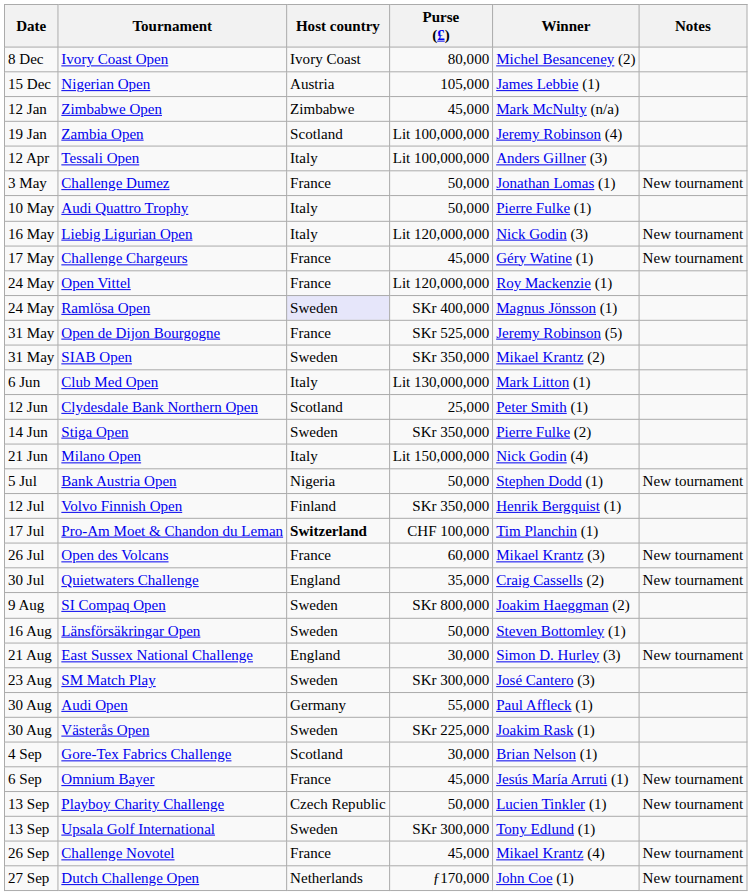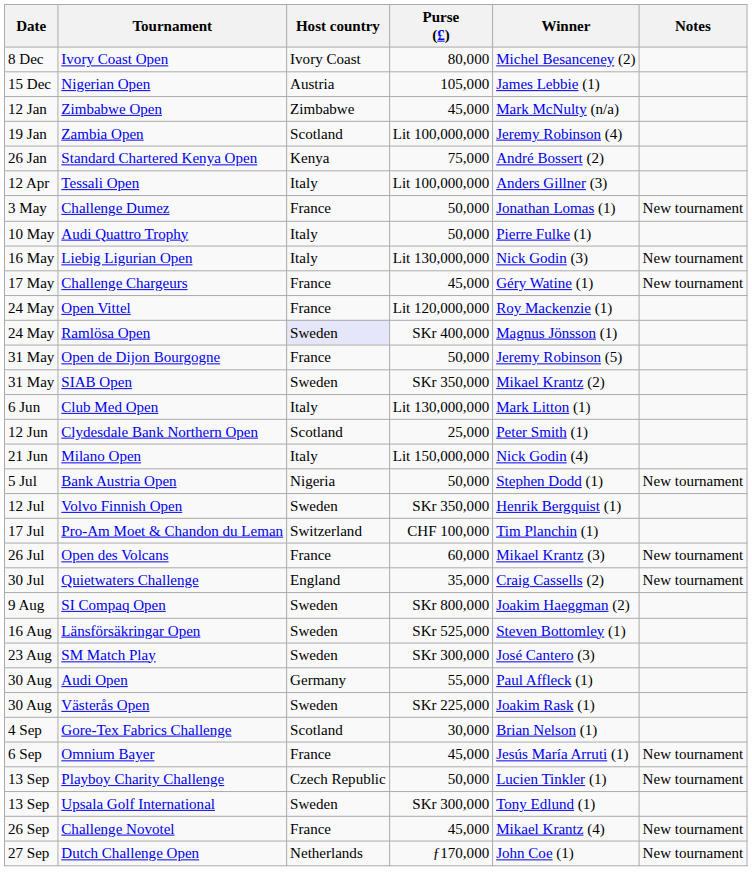+ row: (159, 158)
(441, 233) Lit 120,000,000 -> (441, 258) Lit 130,000,000
(451, 332) SKr 525,000 -> (469, 357) 50,000
- row: (95, 431)
(313, 506) Finland -> (314, 506) Sweden
(329, 531) bold -> (326, 531) normal
(469, 630) 50,000 -> (451, 630) SKr 525,000
- row: (157, 655)
